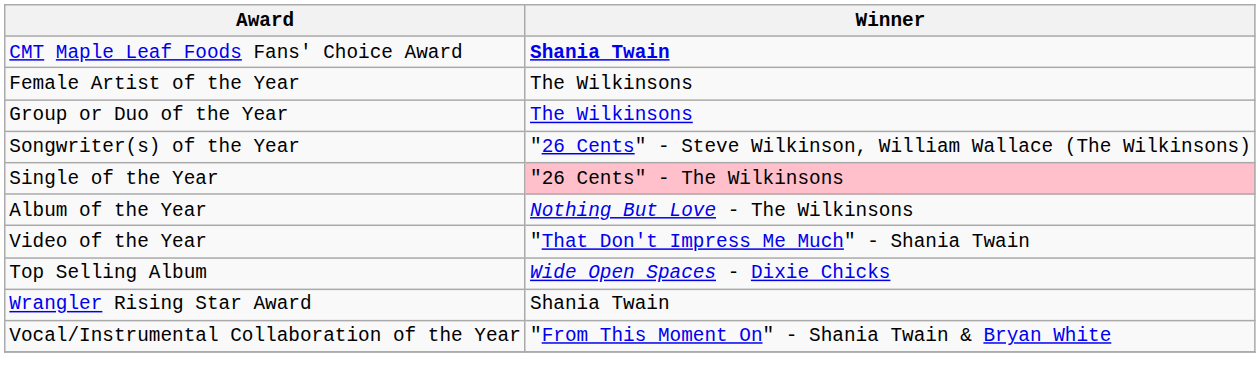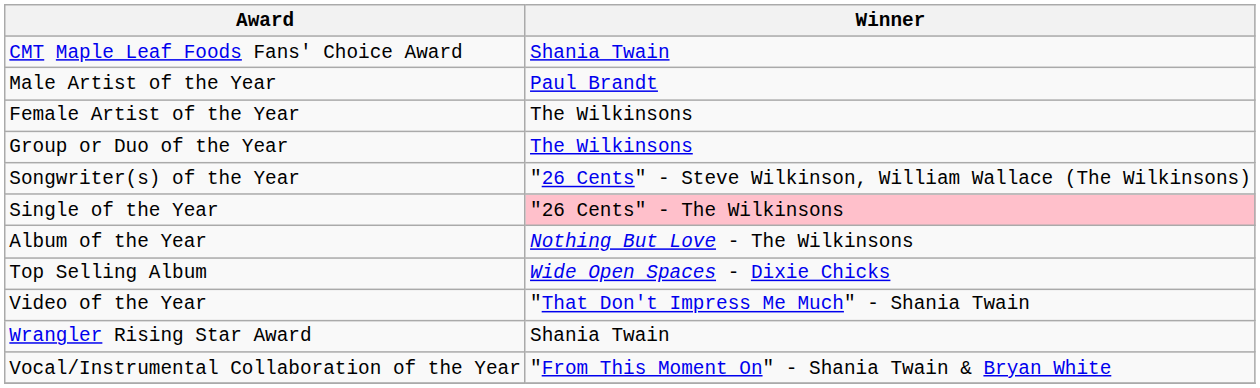(600, 52) bold -> (600, 52) normal
+ row: (143, 84)
rows swapped: (108, 273) <-> (108, 242)
